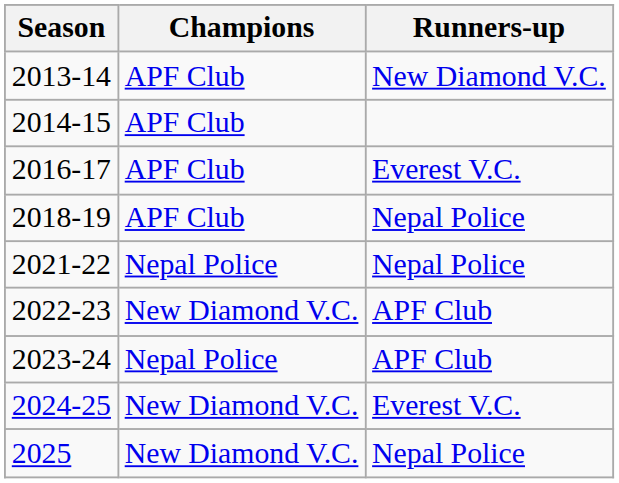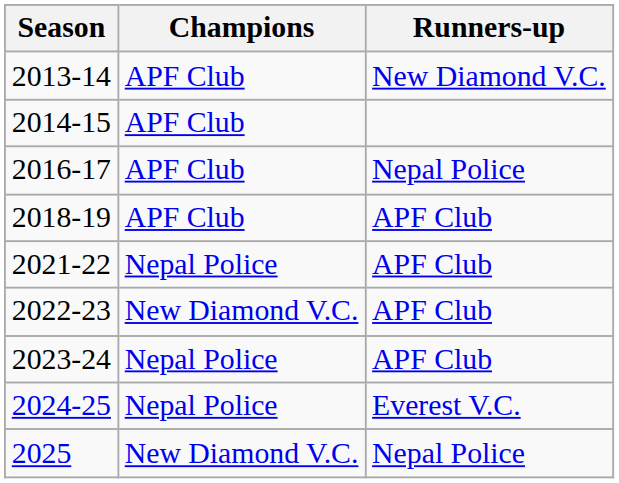(446, 169) Everest V.C. -> (449, 169) Nepal Police
(449, 216) Nepal Police -> (432, 216) APF Club
(449, 264) Nepal Police -> (432, 264) APF Club
(242, 405) New Diamond V.C. -> (201, 405) Nepal Police
